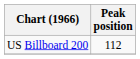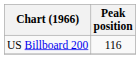(113, 44) 112 -> (113, 44) 116
